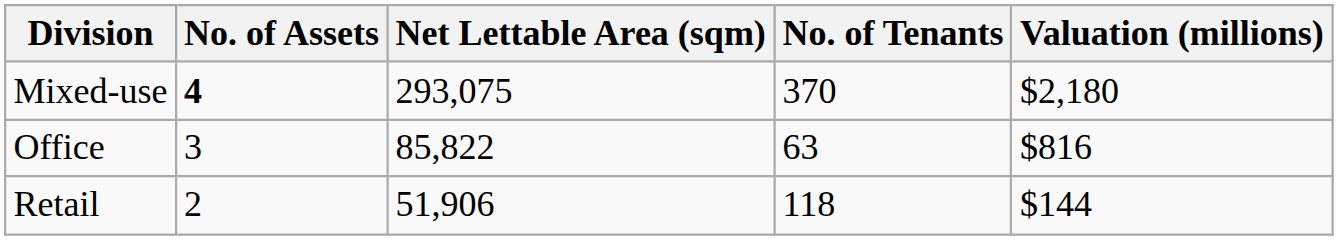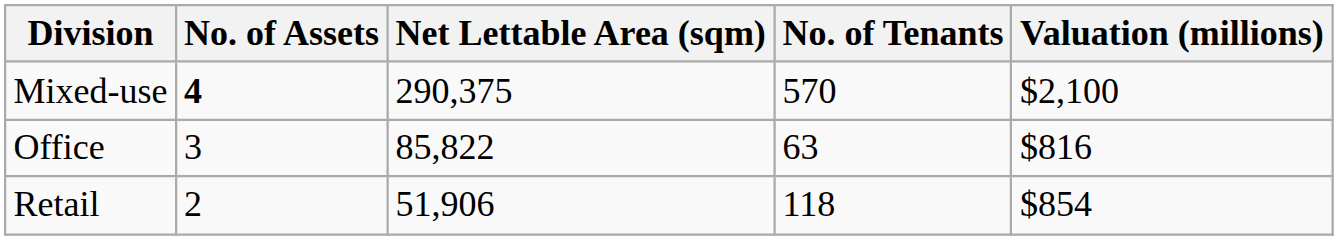(454, 90) 293,075 -> (454, 90) 290,375
(809, 90) 370 -> (809, 90) 570
(1070, 90) $2,180 -> (1070, 90) $2,100
(1056, 204) $144 -> (1056, 204) $854
